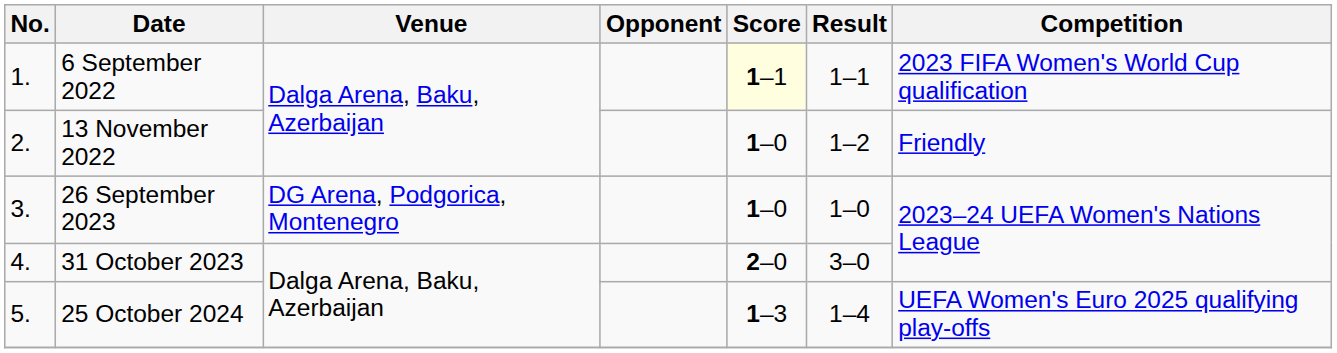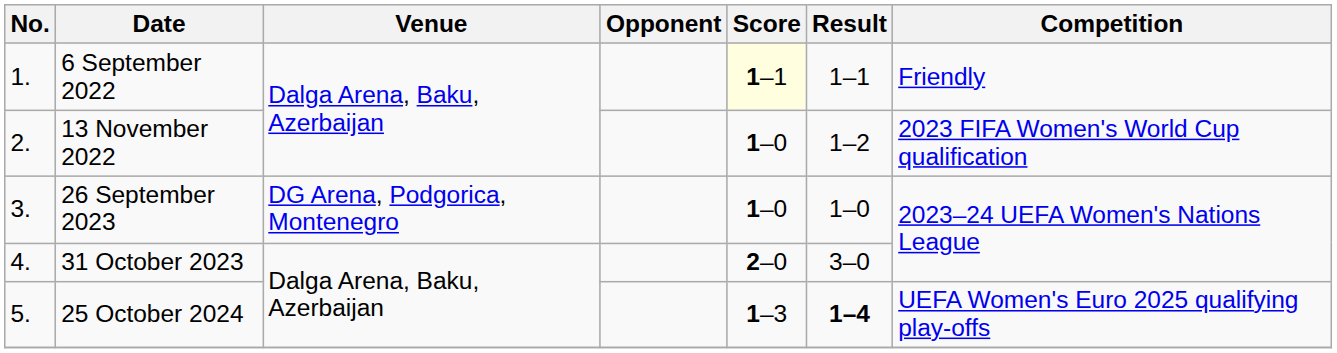(1069, 76) 2023 FIFA Women's World Cup qualification -> (942, 76) Friendly
(942, 142) Friendly -> (1069, 142) 2023 FIFA Women's World Cup qualification
(849, 314) normal -> (849, 314) bold
